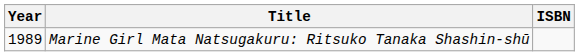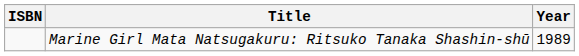columns swapped: (25, 16) <-> (554, 16)
